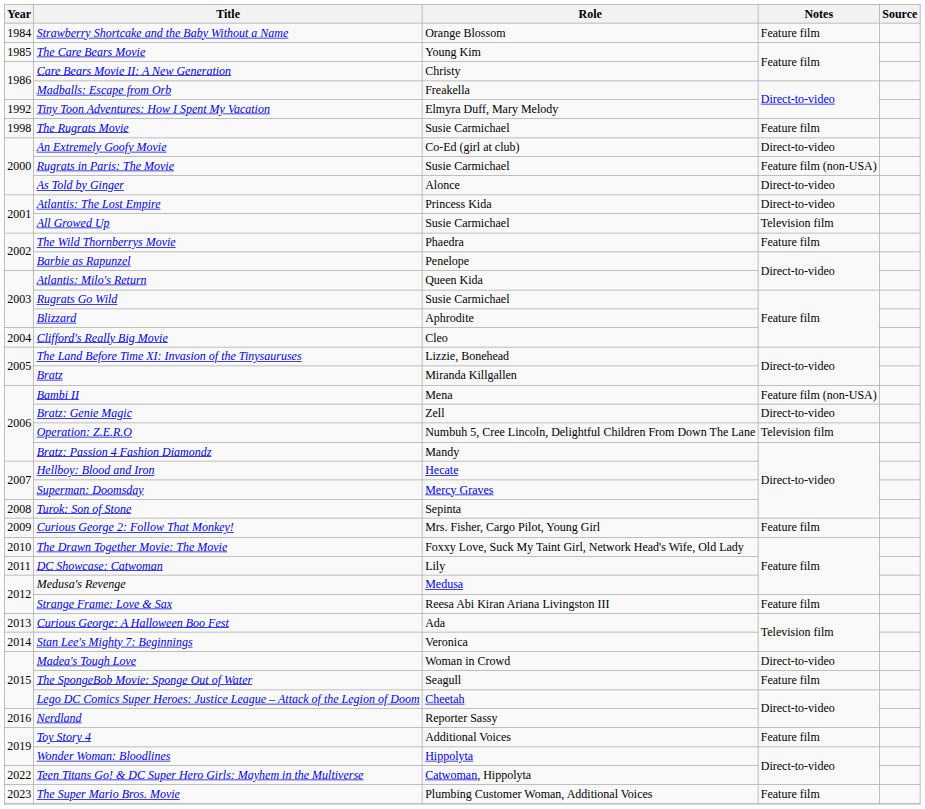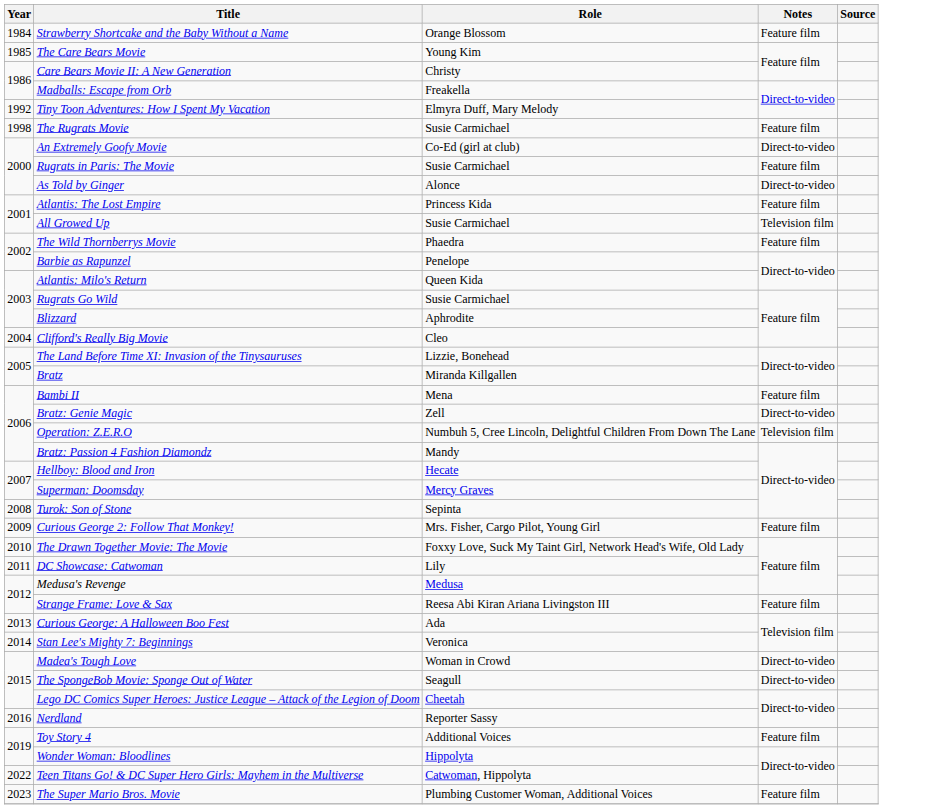(819, 166) Feature film (non-USA) -> (790, 166) Feature film
(798, 204) Direct-to-video -> (790, 204) Feature film
(819, 394) Feature film (non-USA) -> (790, 394) Feature film
(790, 680) Feature film -> (798, 680) Direct-to-video
